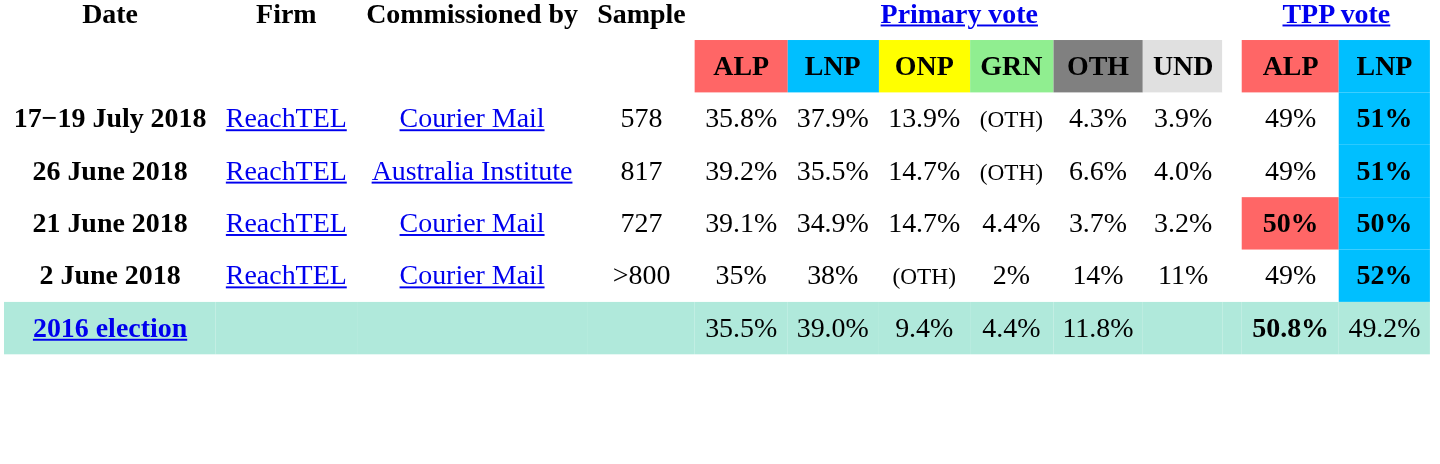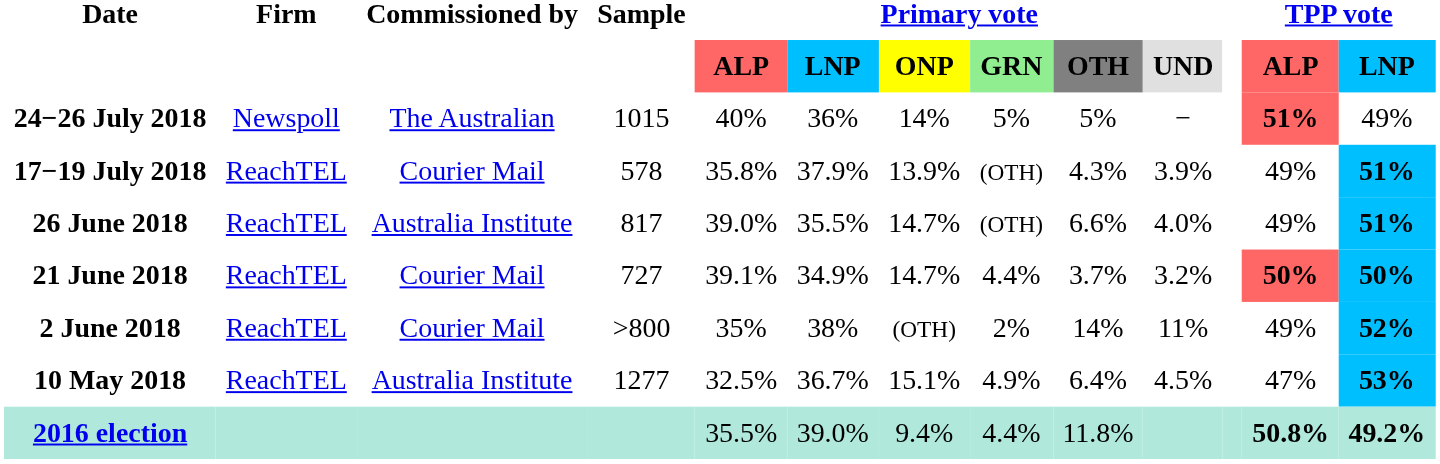+ row: (110, 117)
(741, 170) 39.2% -> (741, 222) 39.0%
+ row: (110, 379)
(1384, 327) normal -> (1387, 431) bold
